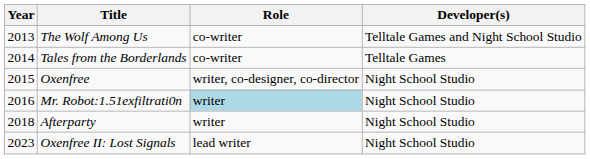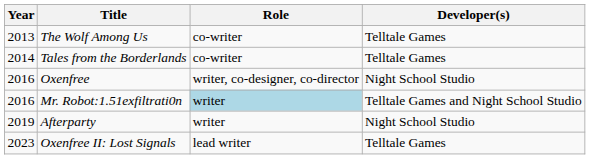(473, 36) Telltale Games and Night School Studio -> (405, 36) Telltale Games
(21, 79) 2015 -> (21, 79) 2016
(420, 100) Night School Studio -> (473, 100) Telltale Games and Night School Studio
(21, 121) 2018 -> (21, 121) 2019
(420, 143) Night School Studio -> (405, 143) Telltale Games
